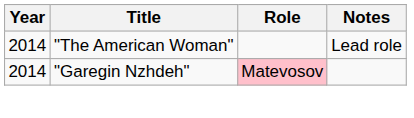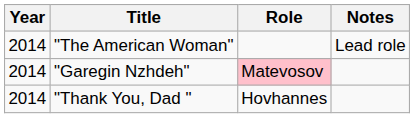+ row: (123, 98)
